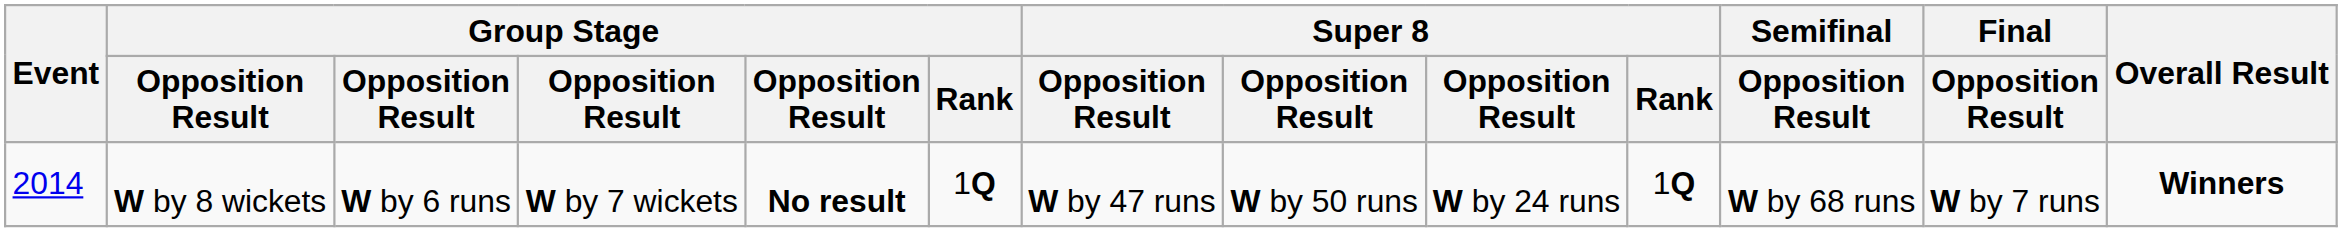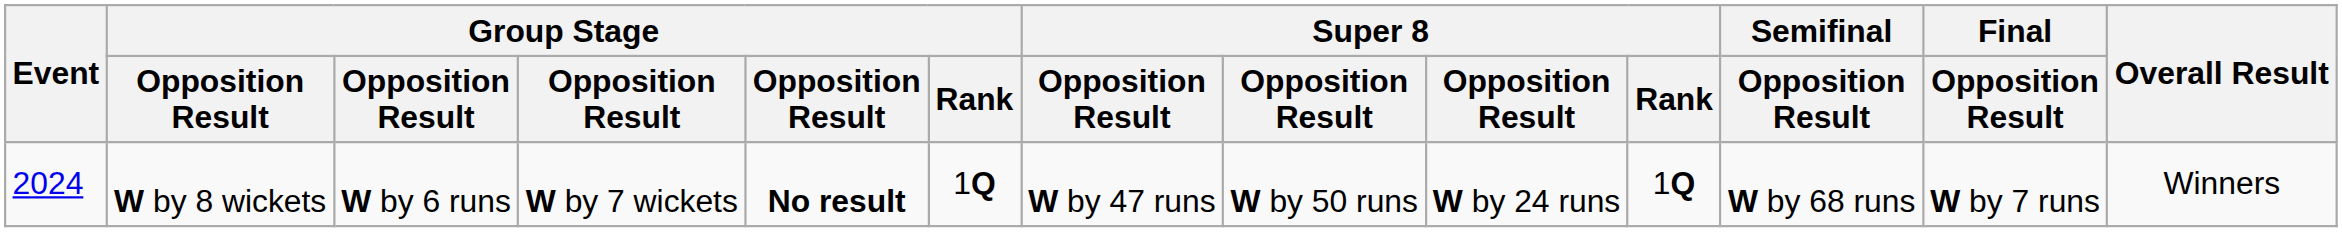(48, 184) 2014 -> (48, 184) 2024
(2222, 184) bold -> (2222, 184) normal
